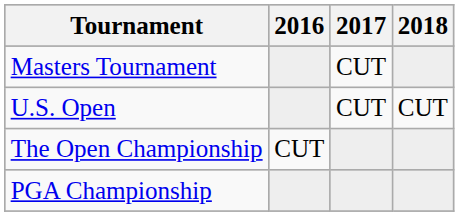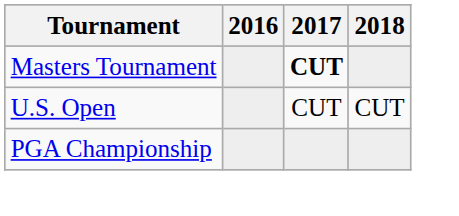(361, 66) normal -> (316, 66) bold
- row: (137, 149)
